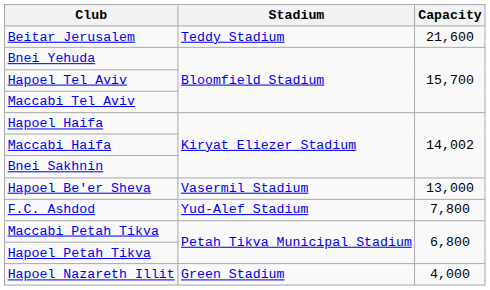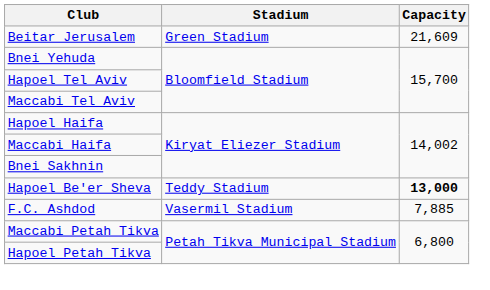(233, 37) Teddy Stadium -> (217, 37) Green Stadium
(450, 37) 21,600 -> (434, 37) 21,609
(245, 188) Vasermil Stadium -> (217, 188) Teddy Stadium
(450, 188) normal -> (434, 188) bold
(245, 210) Yud-Alef Stadium -> (229, 210) Vasermil Stadium
(450, 210) 7,800 -> (434, 210) 7,885
- row: (91, 275)
